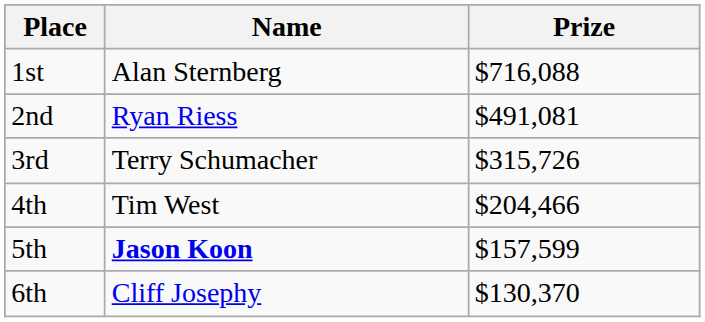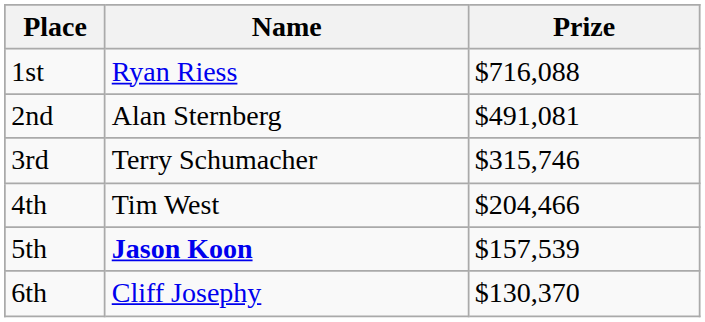(197, 71) Alan Sternberg -> (175, 71) Ryan Riess
(175, 115) Ryan Riess -> (197, 115) Alan Sternberg
(527, 159) $315,726 -> (527, 159) $315,746
(527, 248) $157,599 -> (527, 248) $157,539
